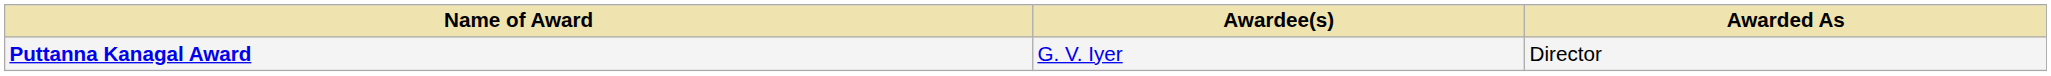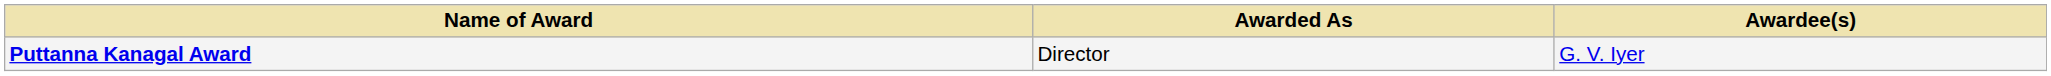columns swapped: (1279, 20) <-> (1786, 20)
